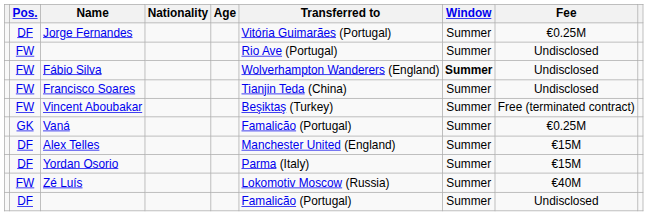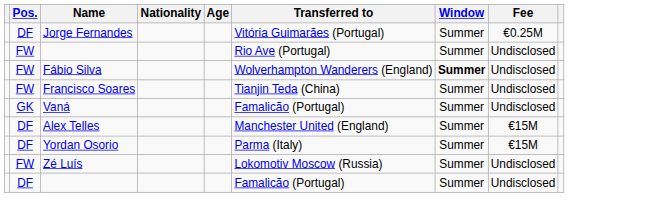- row: (25, 107)
(566, 126) €0.25M -> (523, 107) Undisclosed
(566, 182) €40M -> (523, 164) Undisclosed
